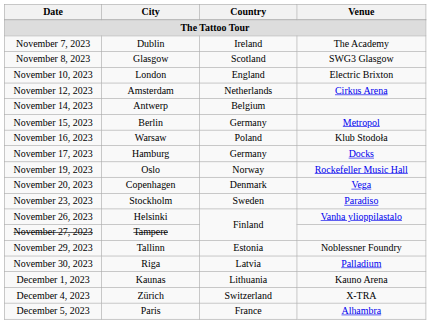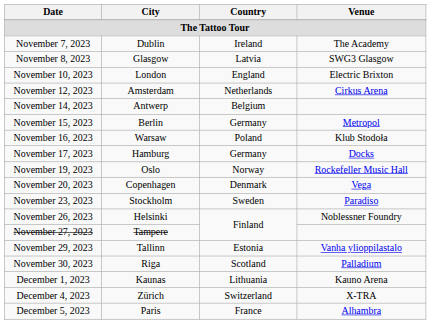(248, 59) Scotland -> (248, 59) Latvia
(361, 216) Vanha ylioppilastalo -> (361, 216) Noblessner Foundry
(361, 248) Noblessner Foundry -> (361, 248) Vanha ylioppilastalo
(248, 264) Latvia -> (248, 264) Scotland
